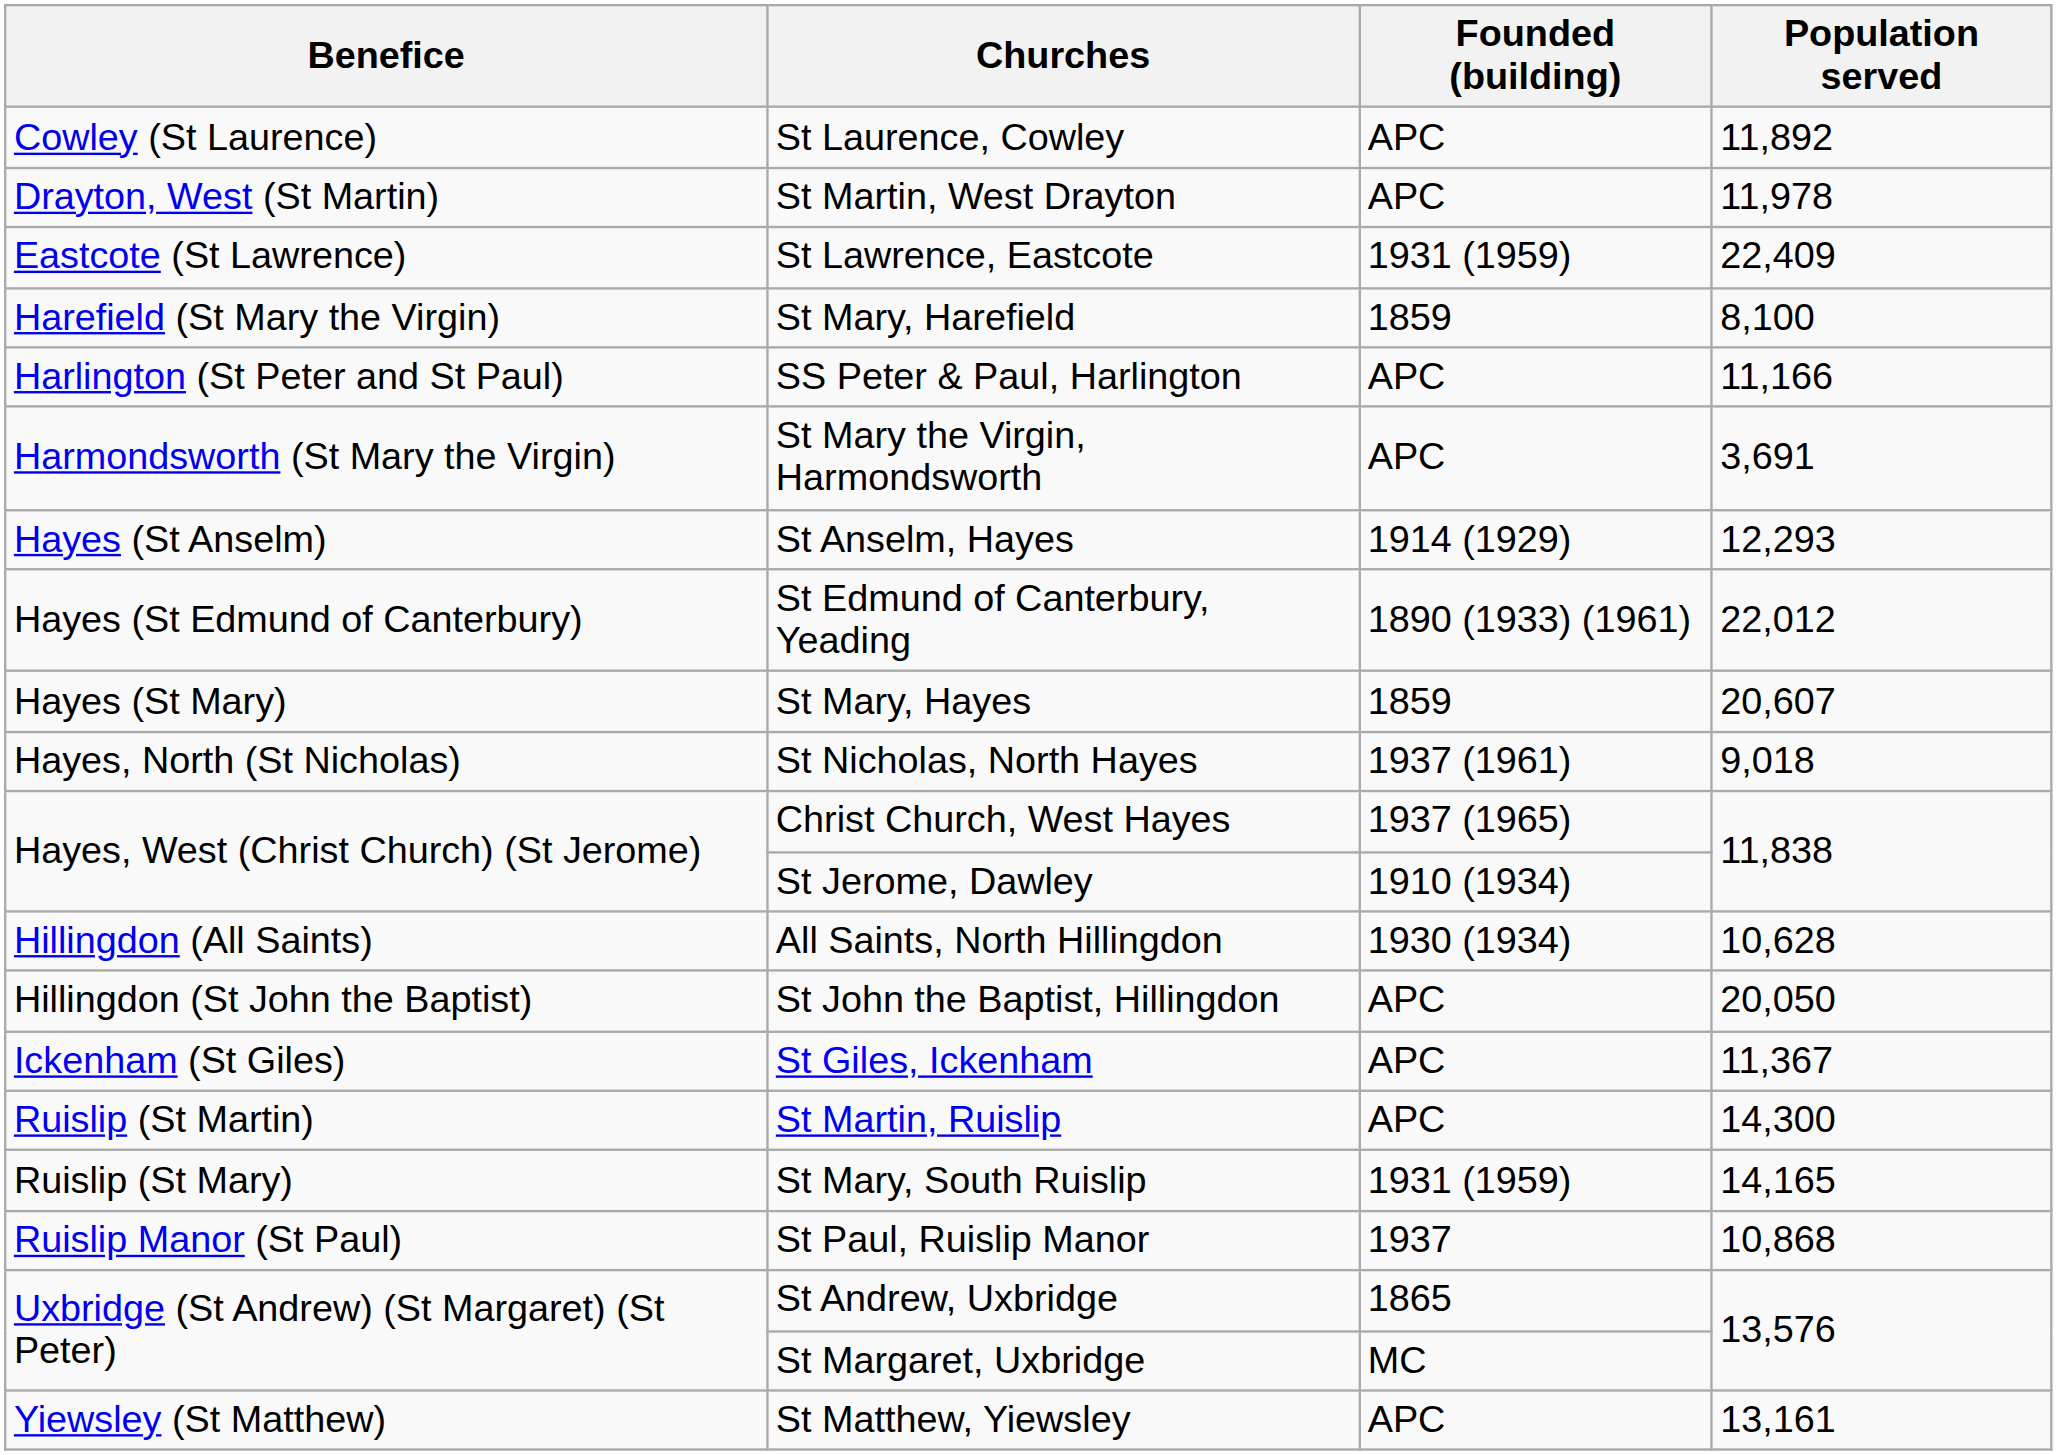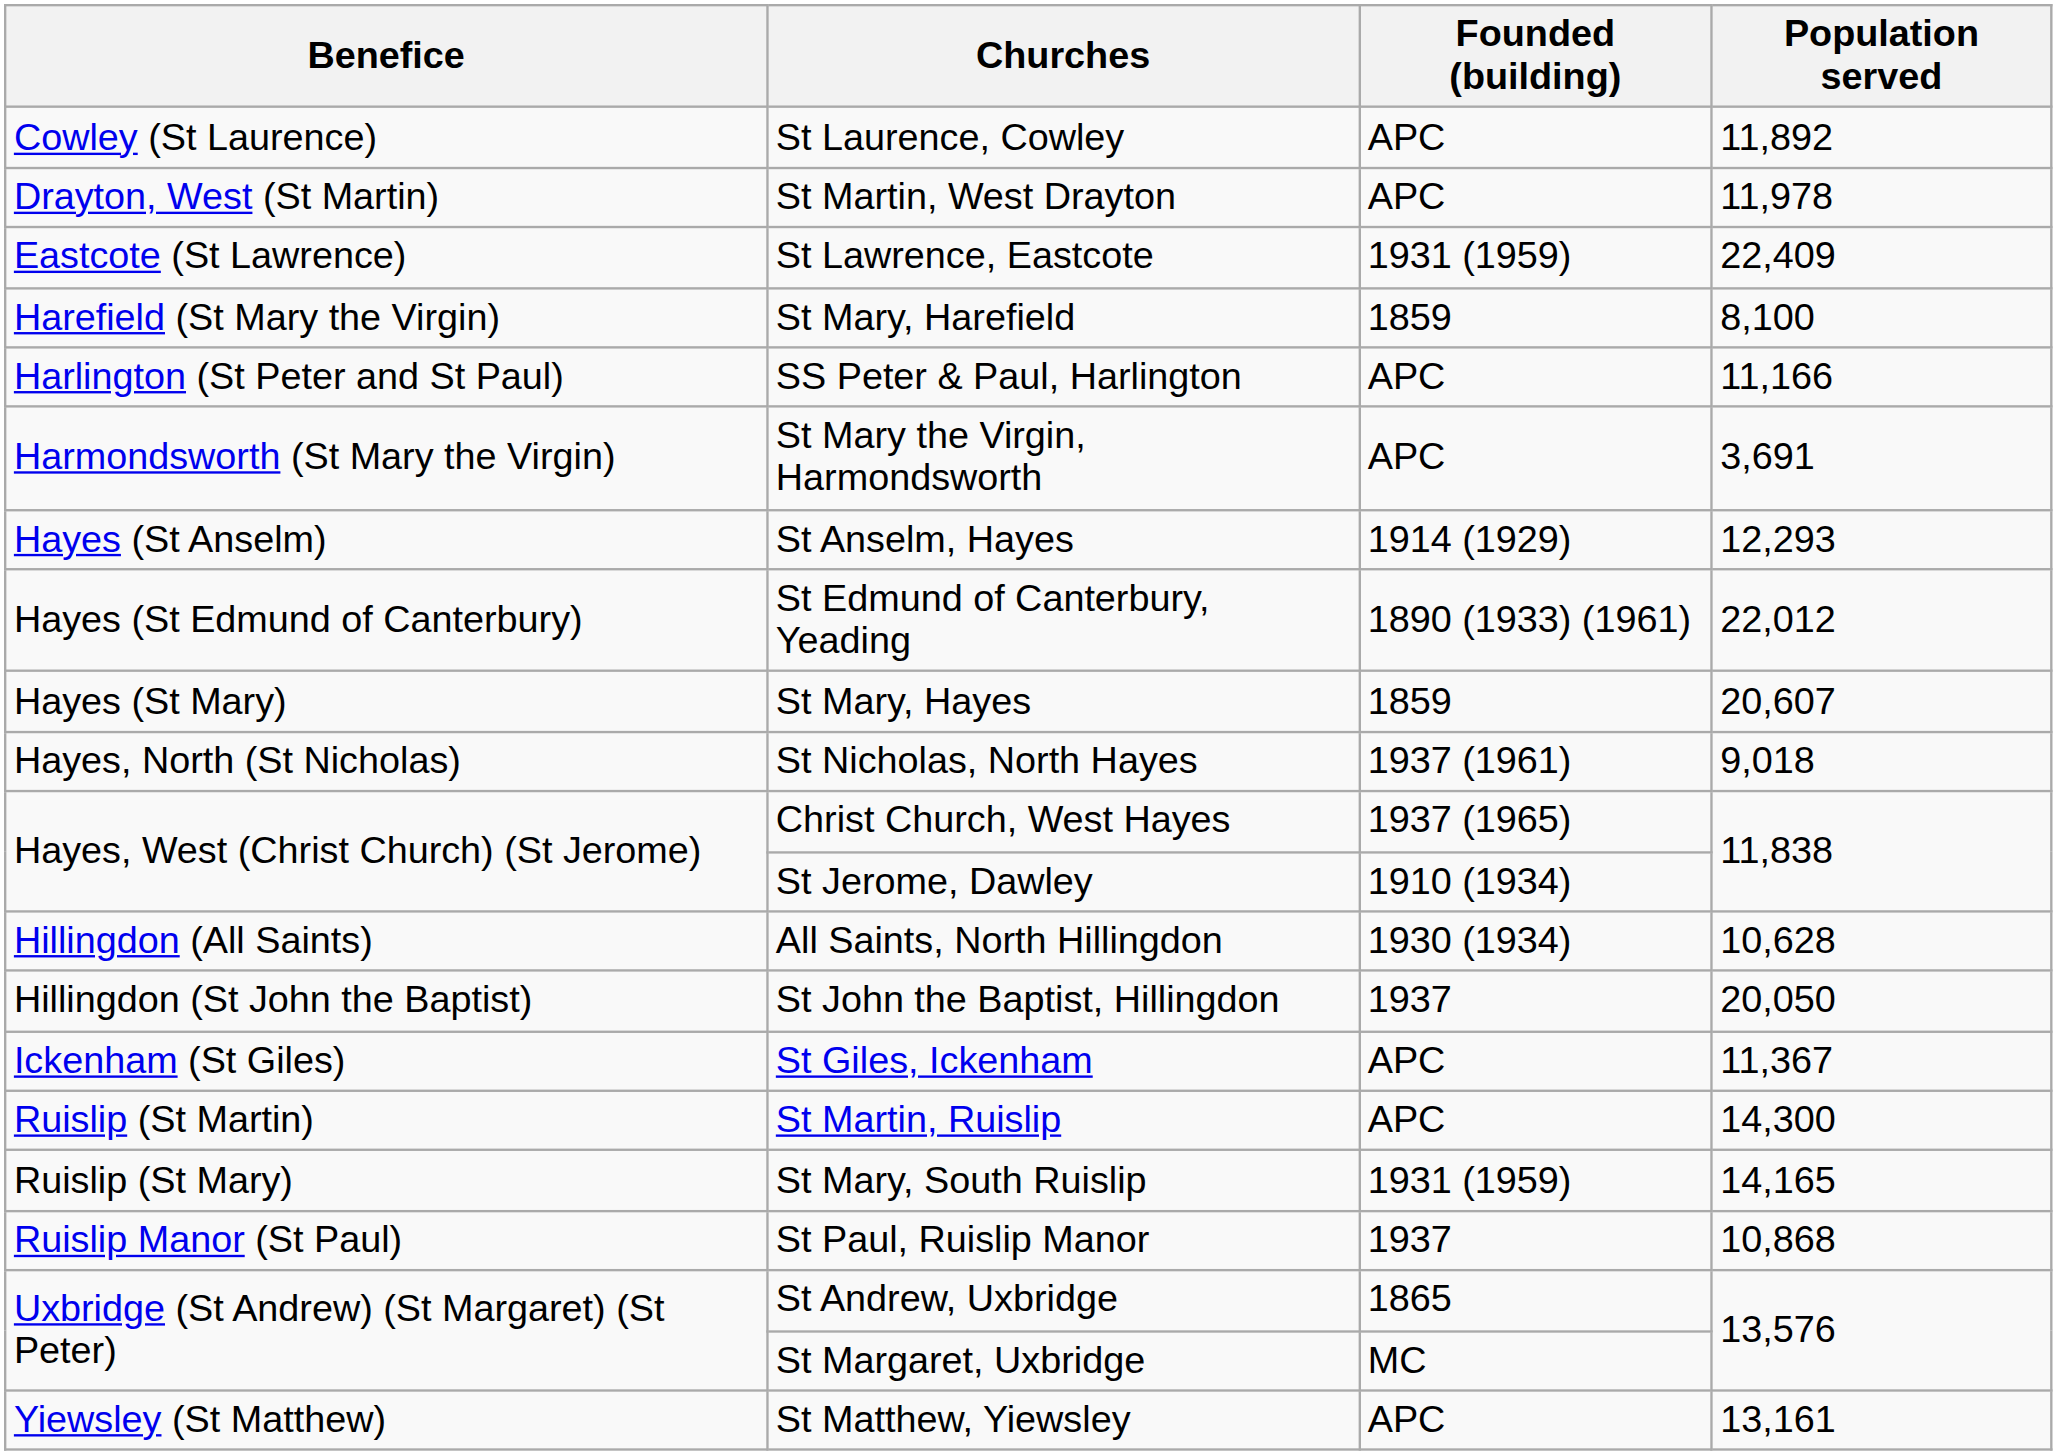(1407, 1000) APC -> (1410, 1000) 1937
